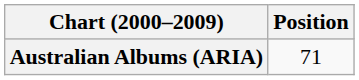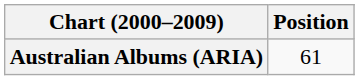(311, 56) 71 -> (311, 56) 61
